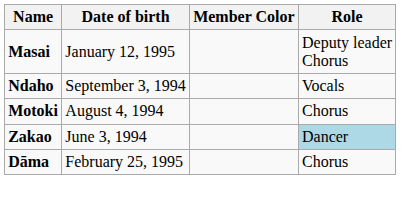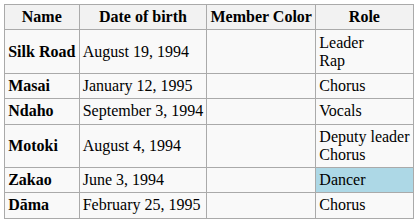+ row: (42, 51)
(347, 51) Deputy leader Chorus -> (342, 85) Chorus
(325, 111) Chorus -> (364, 145) Deputy leader Chorus
